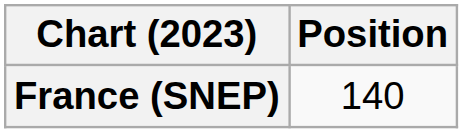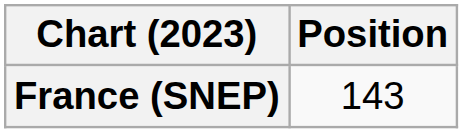(373, 95) 140 -> (373, 95) 143
